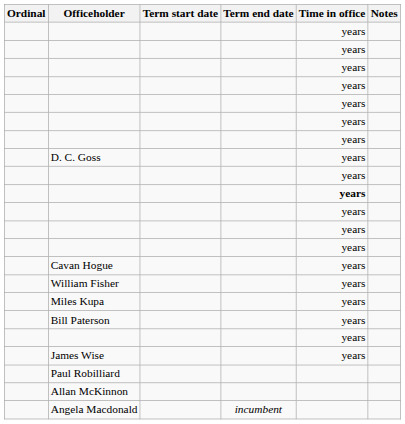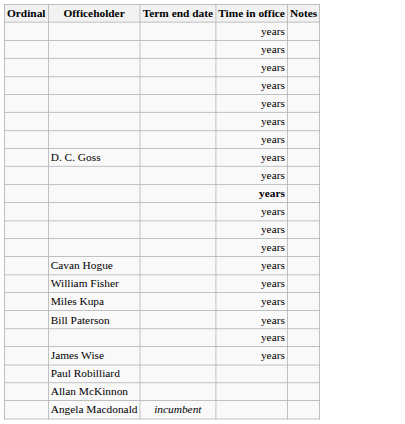- column: (180, 13)
